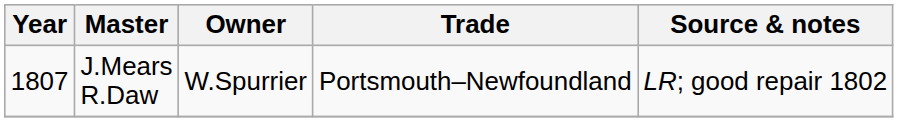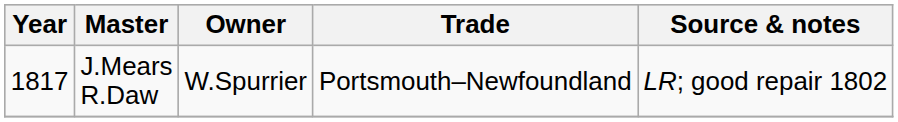(40, 80) 1807 -> (40, 80) 1817
